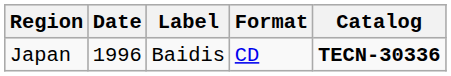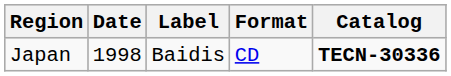(117, 55) 1996 -> (117, 55) 1998
